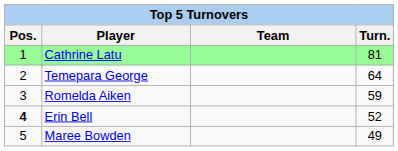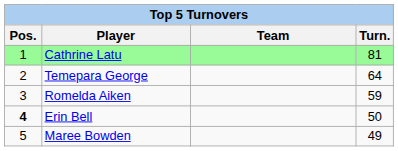(375, 116) 52 -> (375, 116) 50
